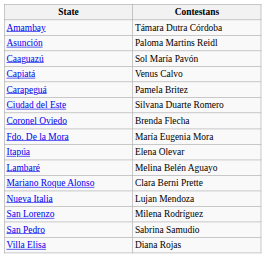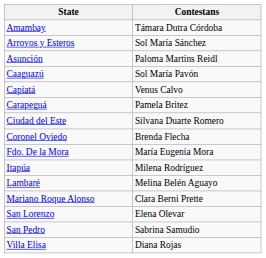+ row: (40, 43)
(160, 152) Elena Olevar -> (169, 167) Milena Rodríguez
- row: (30, 198)
(169, 214) Milena Rodríguez -> (160, 214) Elena Olevar
